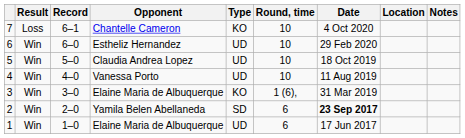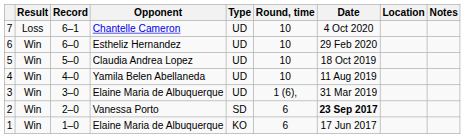(240, 29) KO -> (240, 29) UD
(126, 77) Vanessa Porto -> (149, 77) Yamila Belen Abellaneda
(240, 93) KO -> (240, 93) UD
(149, 109) Yamila Belen Abellaneda -> (126, 109) Vanessa Porto
(240, 125) UD -> (240, 125) KO
